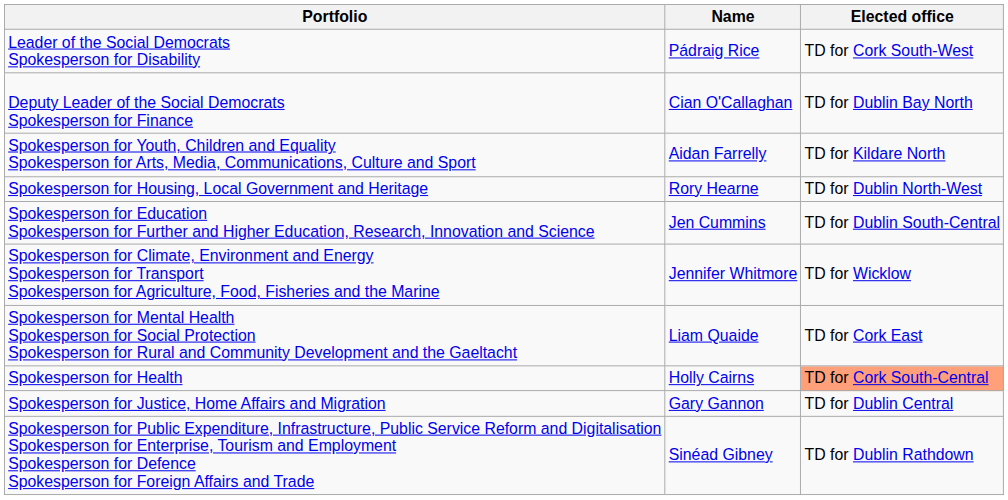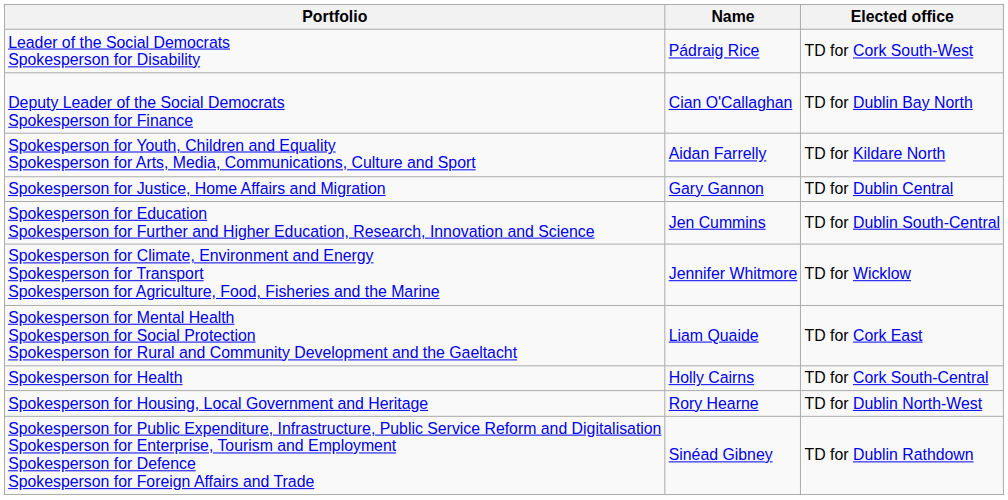rows swapped: (197, 403) <-> (218, 188)
(897, 378) lightsalmon background -> (897, 378) no background
